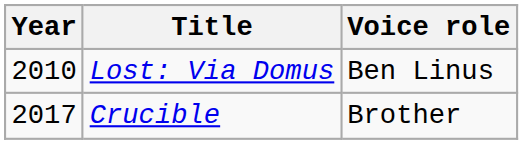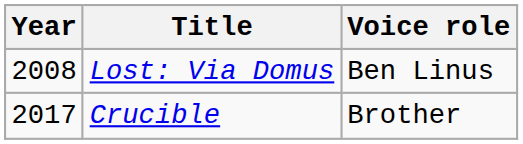(44, 71) 2010 -> (44, 71) 2008
